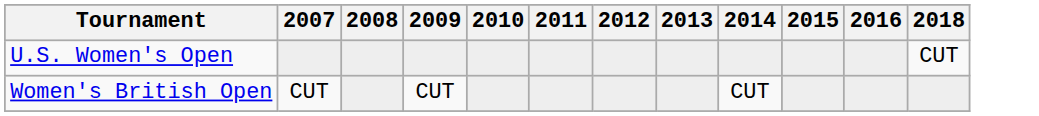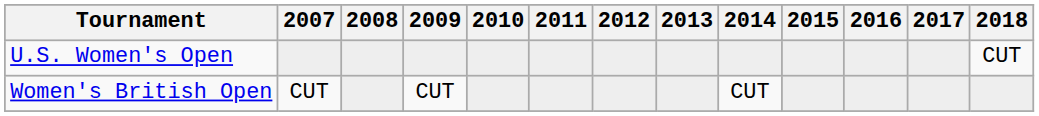+ column: (939, 23)
